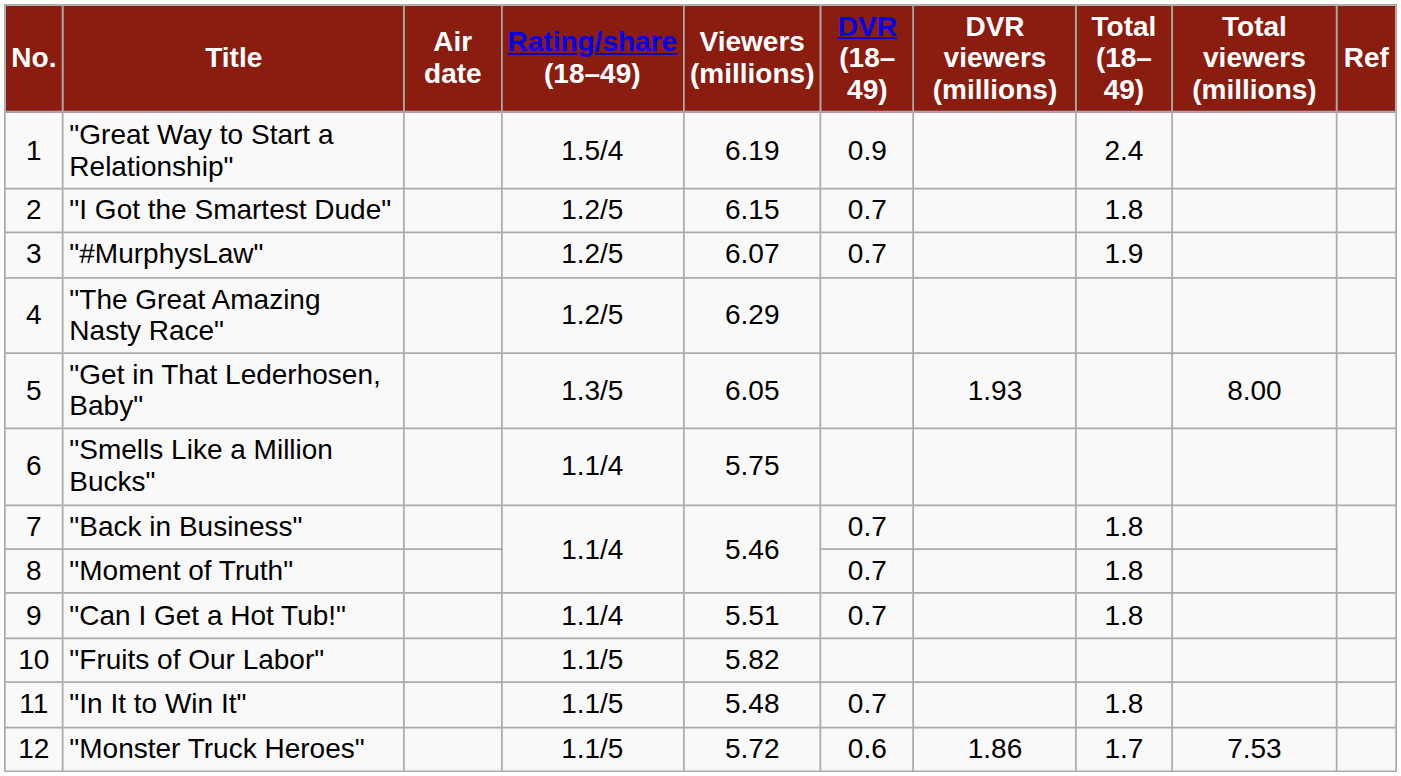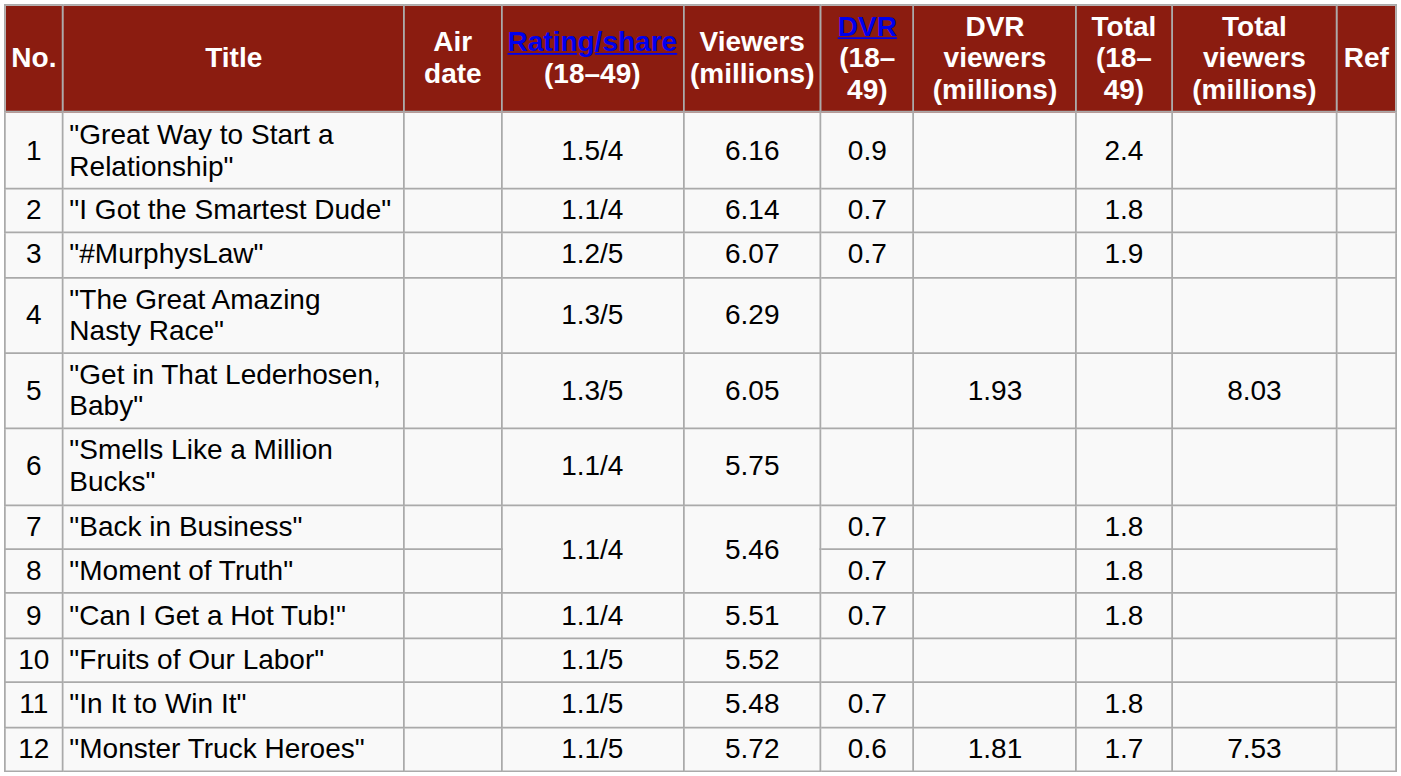(752, 149) 6.19 -> (752, 149) 6.16
(592, 210) 1.2/5 -> (592, 210) 1.1/4
(752, 210) 6.15 -> (752, 210) 6.14
(592, 314) 1.2/5 -> (592, 314) 1.3/5
(1254, 390) 8.00 -> (1254, 390) 8.03
(752, 659) 5.82 -> (752, 659) 5.52
(995, 748) 1.86 -> (995, 748) 1.81
